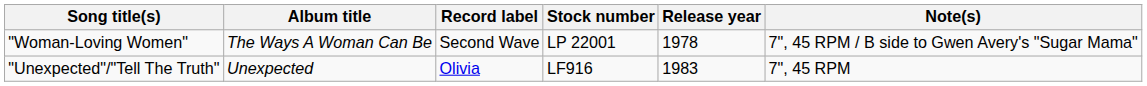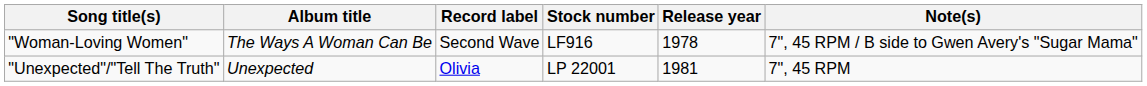(581, 42) LP 22001 -> (570, 42) LF916
(570, 68) LF916 -> (581, 68) LP 22001
(680, 68) 1983 -> (680, 68) 1981
